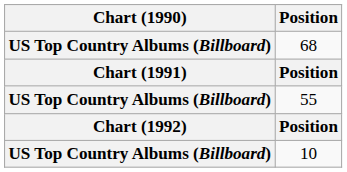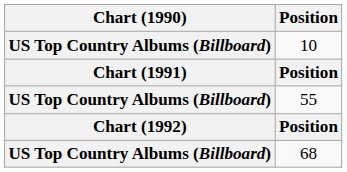rows swapped: (308, 153) <-> (308, 45)
